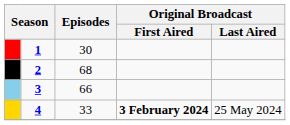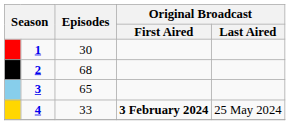(86, 89) 66 -> (86, 89) 65
